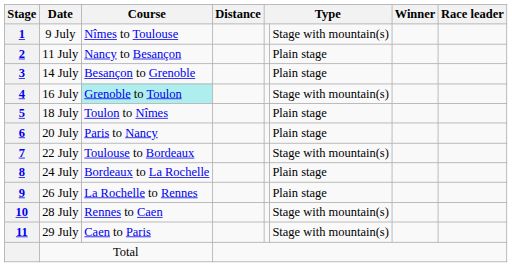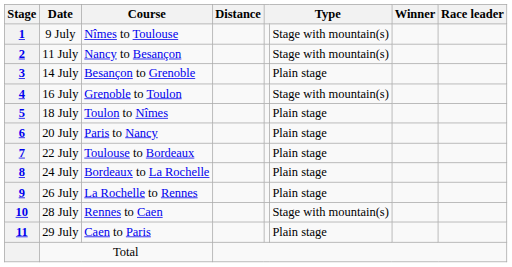(300, 53) Plain stage -> (331, 53) Stage with mountain(s)
(133, 93) paleturquoise background -> (133, 93) no background
(331, 152) Stage with mountain(s) -> (300, 152) Plain stage
(331, 232) Stage with mountain(s) -> (300, 232) Plain stage
